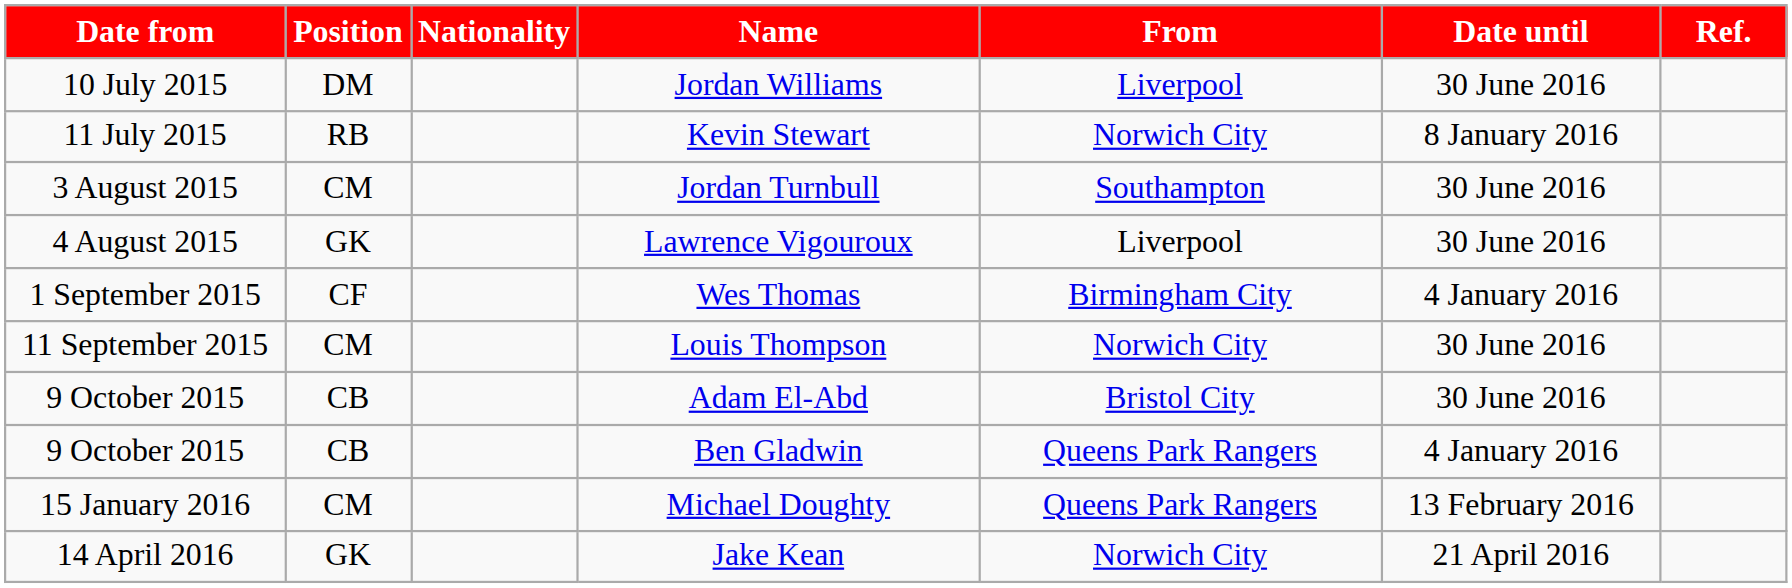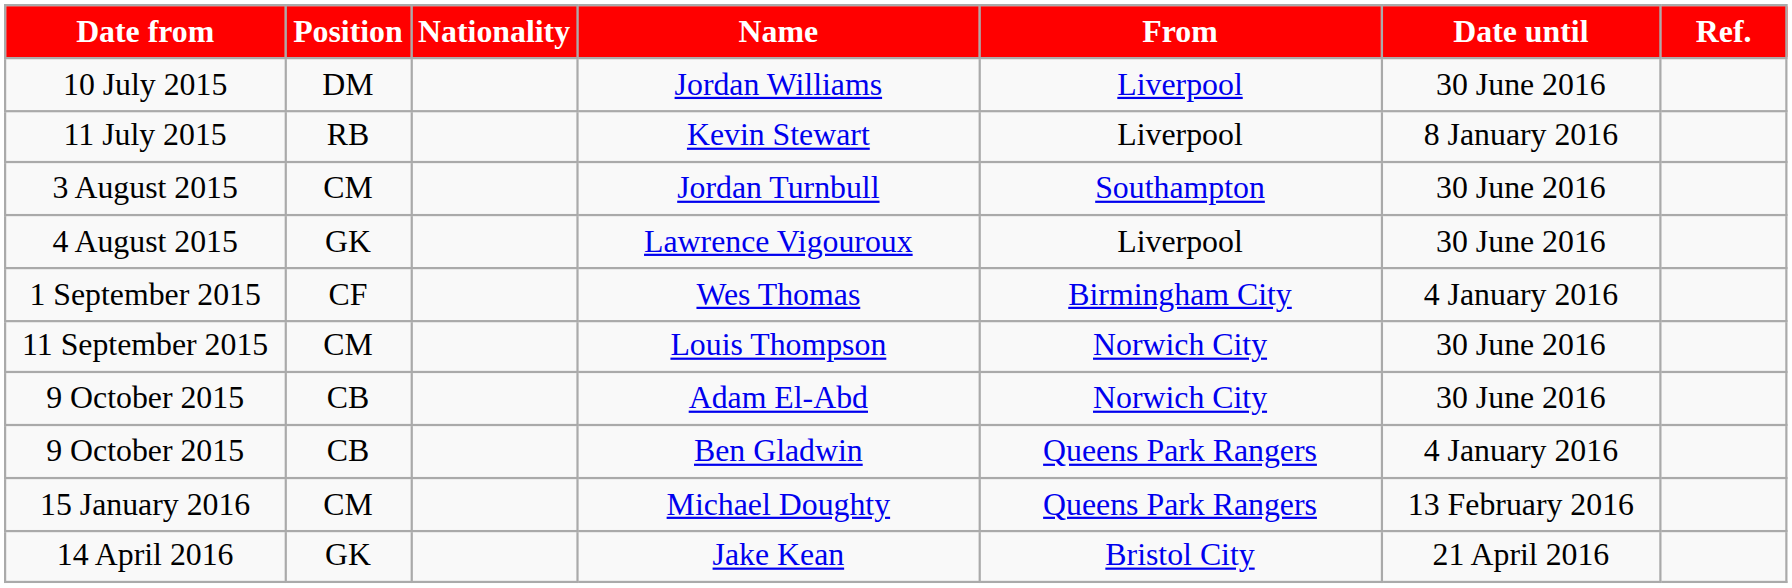(1180, 136) Norwich City -> (1180, 136) Liverpool
(1180, 398) Bristol City -> (1180, 398) Norwich City
(1180, 556) Norwich City -> (1180, 556) Bristol City
